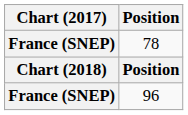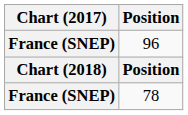rows swapped: (151, 95) <-> (151, 43)
